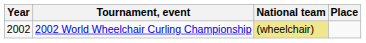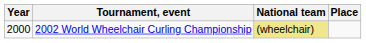(19, 29) 2002 -> (19, 29) 2000
